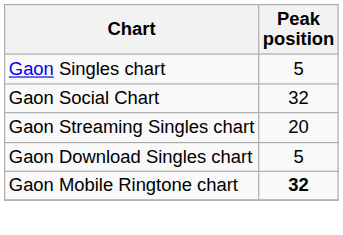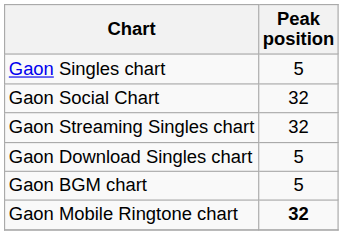(299, 127) 20 -> (299, 127) 32
+ row: (78, 185)
